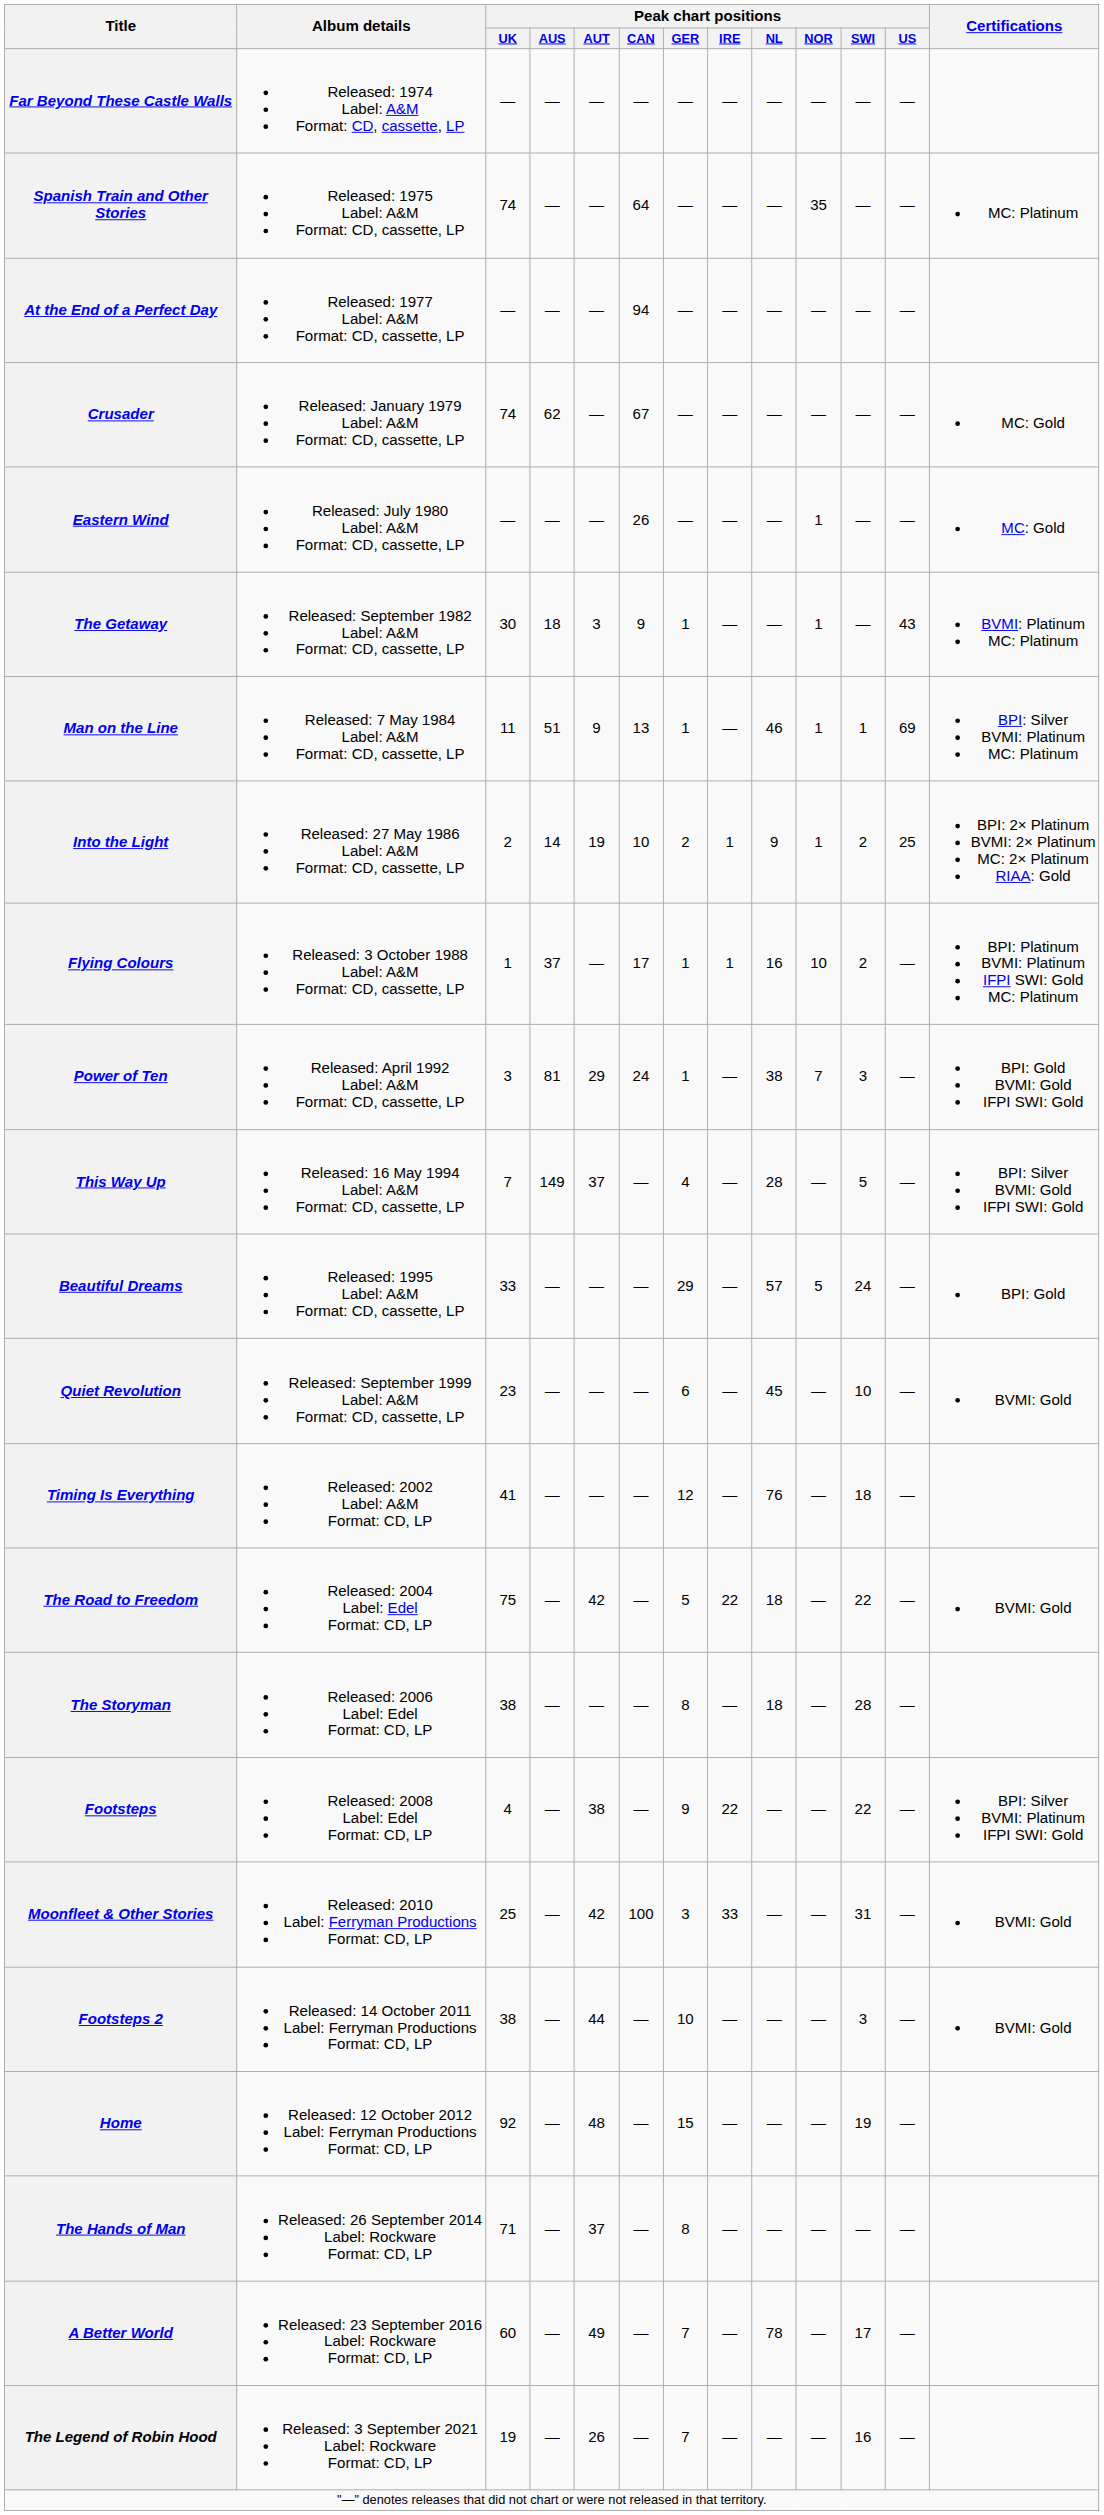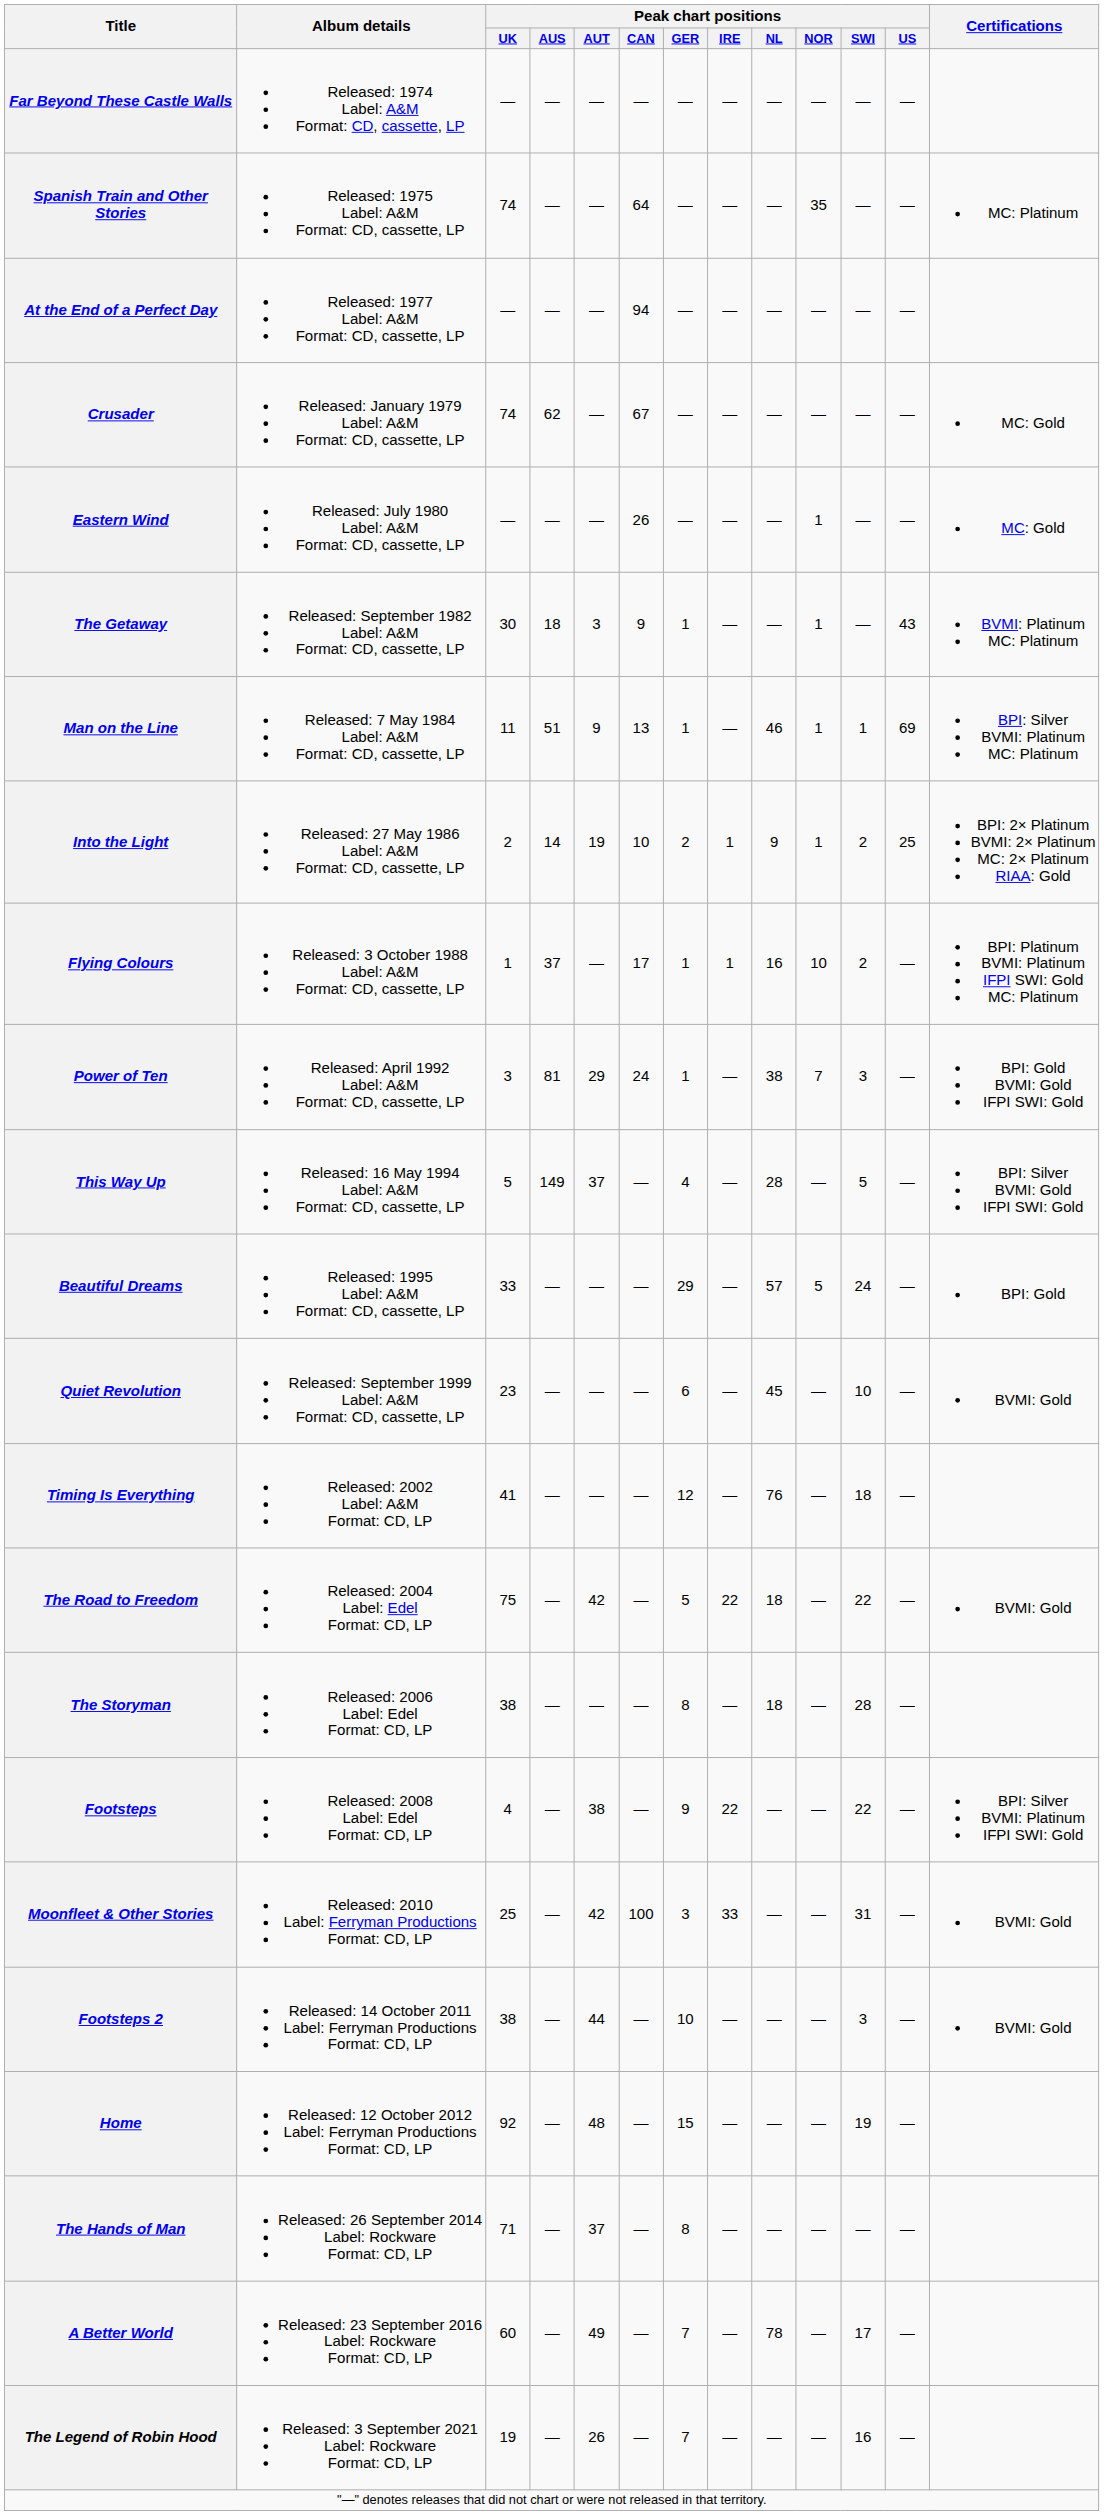(508, 1181) 7 -> (508, 1181) 5
